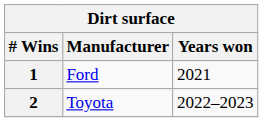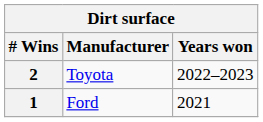rows swapped: (33, 102) <-> (33, 74)
